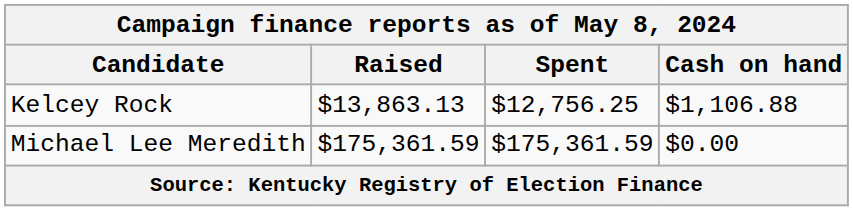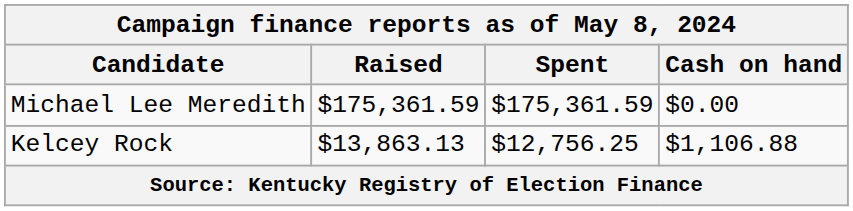rows swapped: (158, 145) <-> (92, 105)
